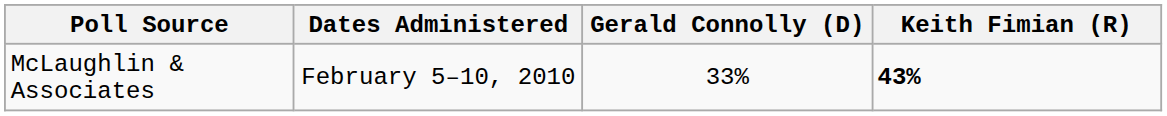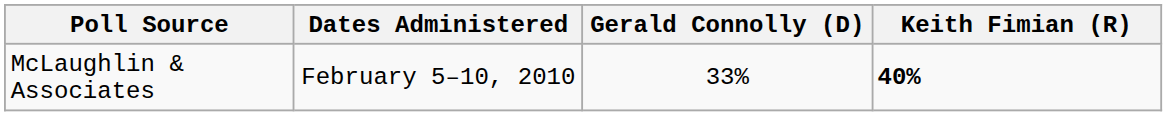(899, 78) 43% -> (899, 78) 40%
